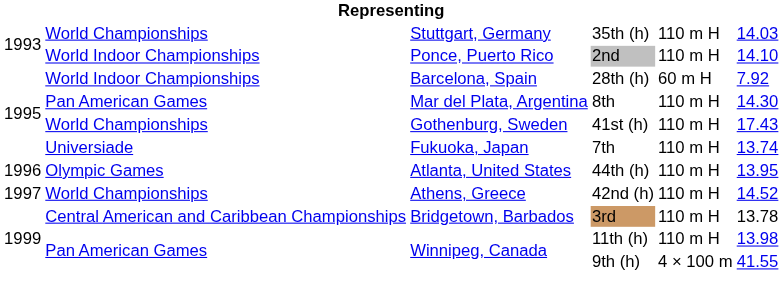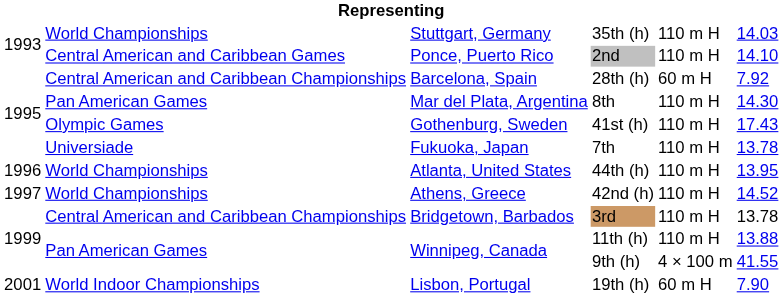(152, 56) World Indoor Championships -> (195, 56) Central American and Caribbean Games
(152, 79) World Indoor Championships -> (226, 79) Central American and Caribbean Championships
(127, 124) World Championships -> (104, 124) Olympic Games
(758, 147) 13.74 -> (758, 147) 13.78
(104, 170) Olympic Games -> (127, 170) World Championships
(758, 239) 13.98 -> (758, 239) 13.88
+ row: (621, 285)
